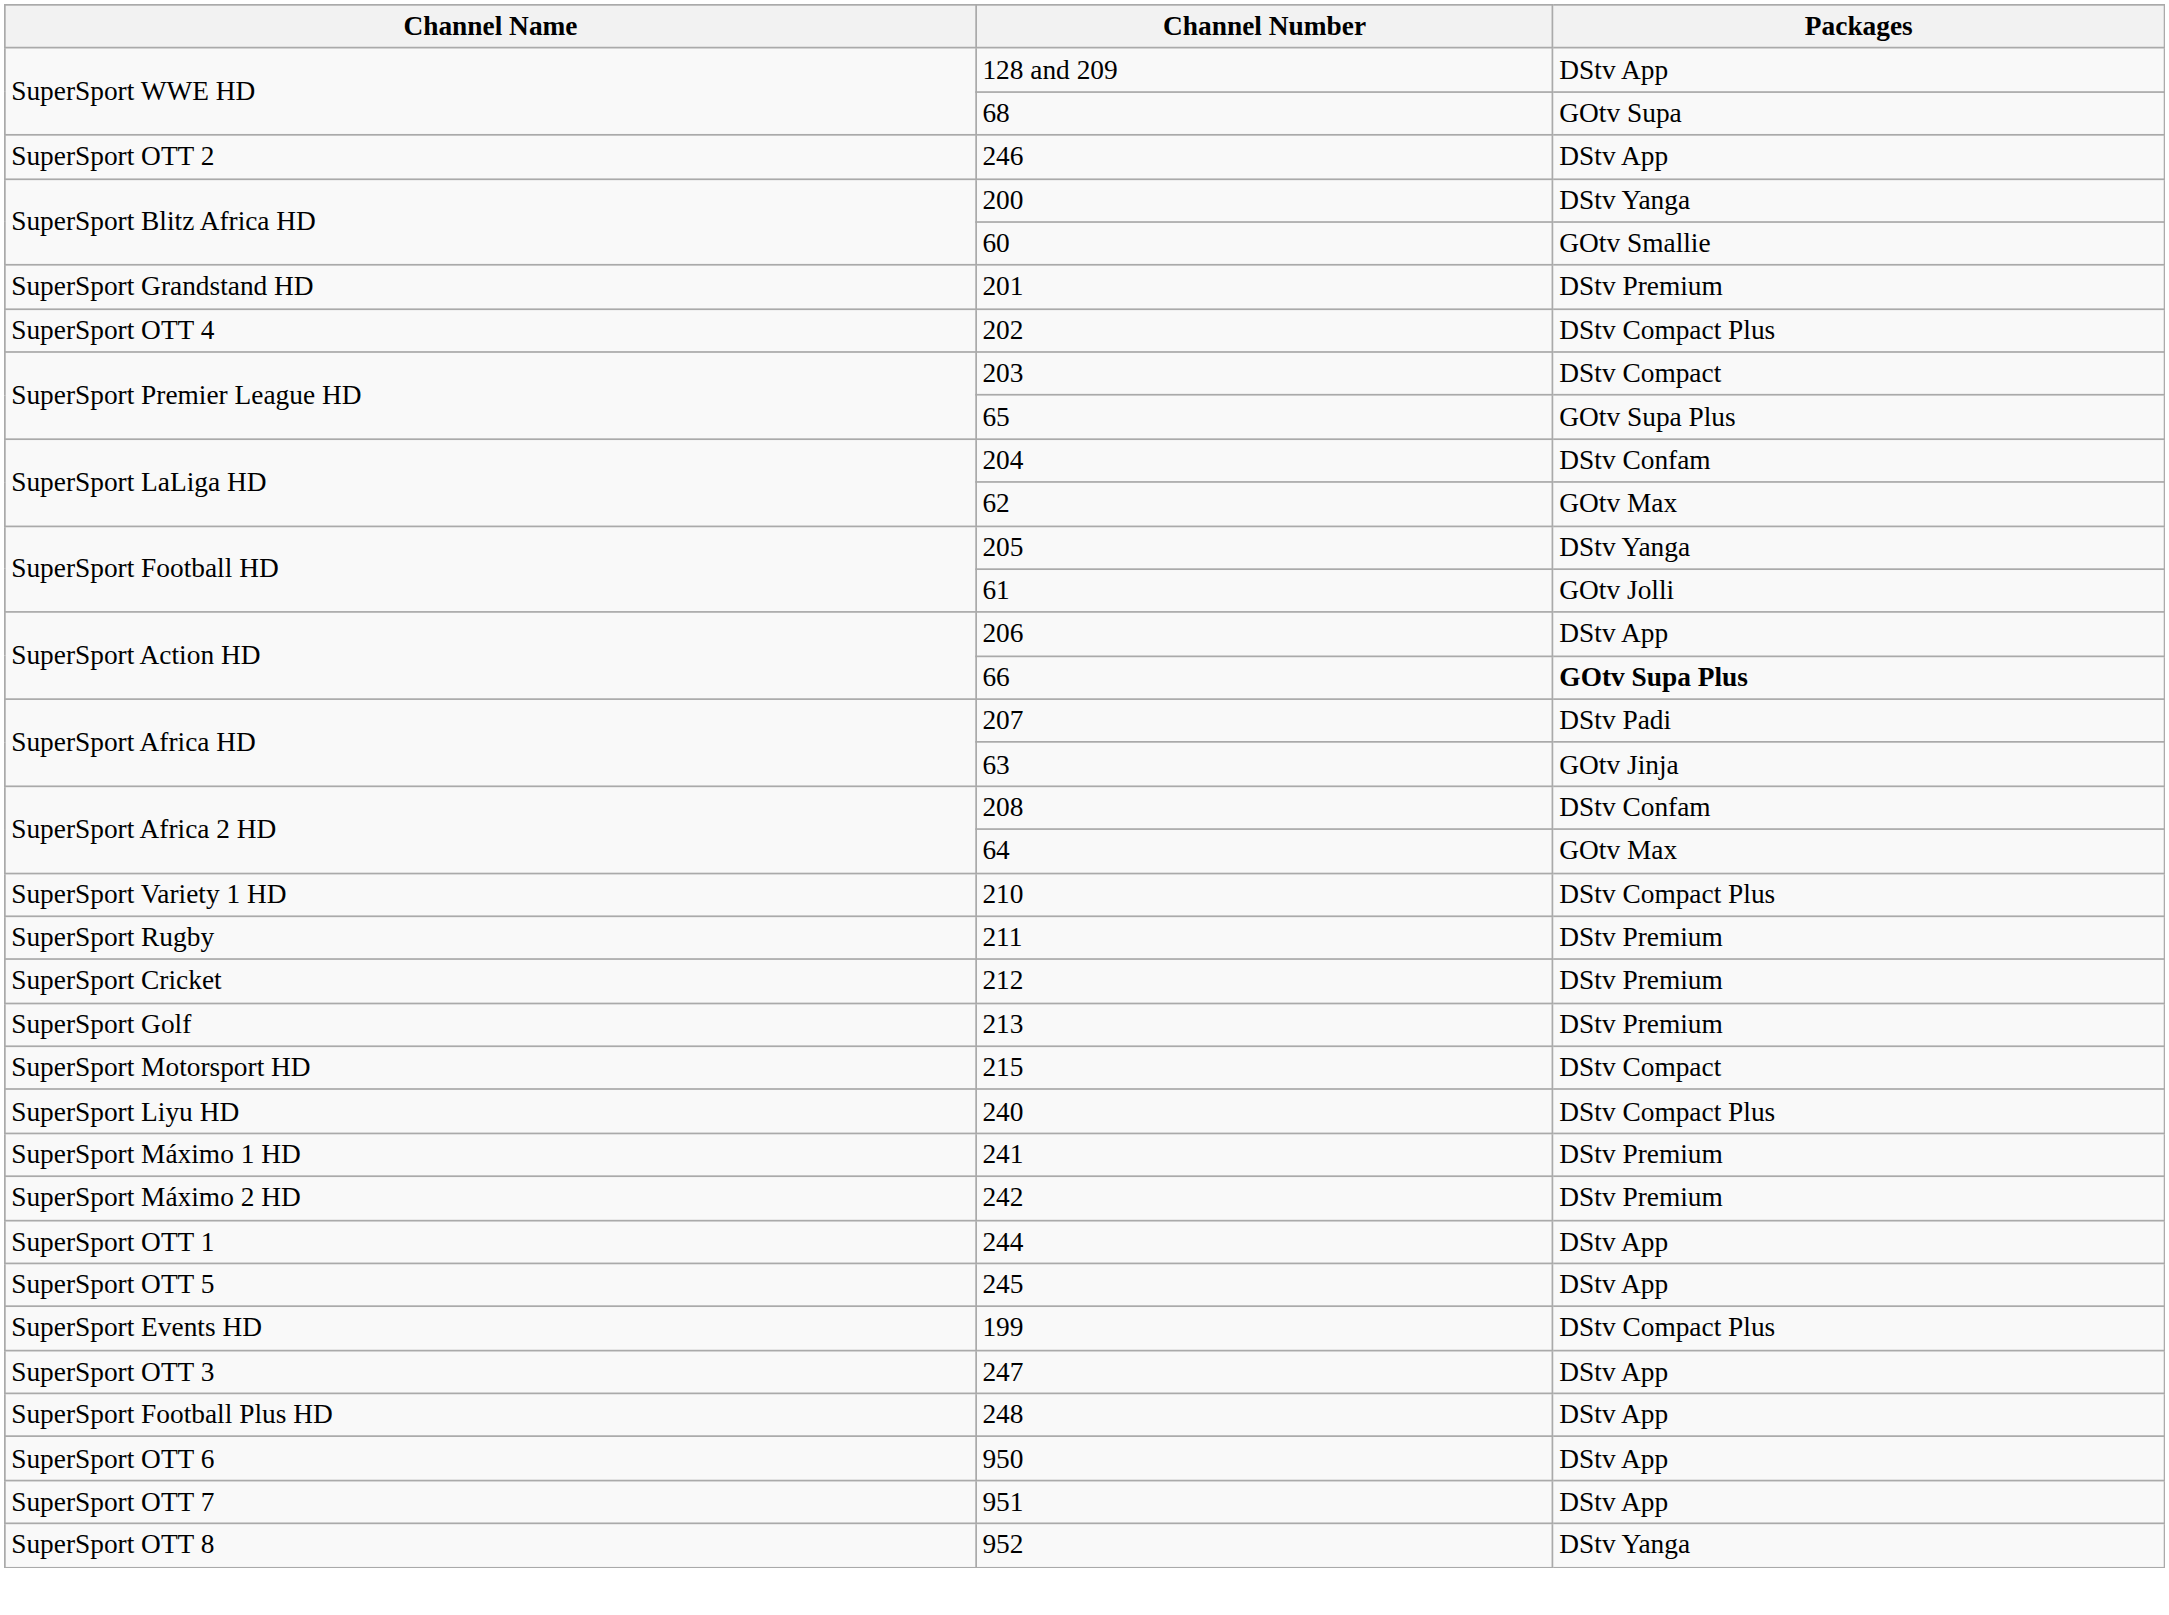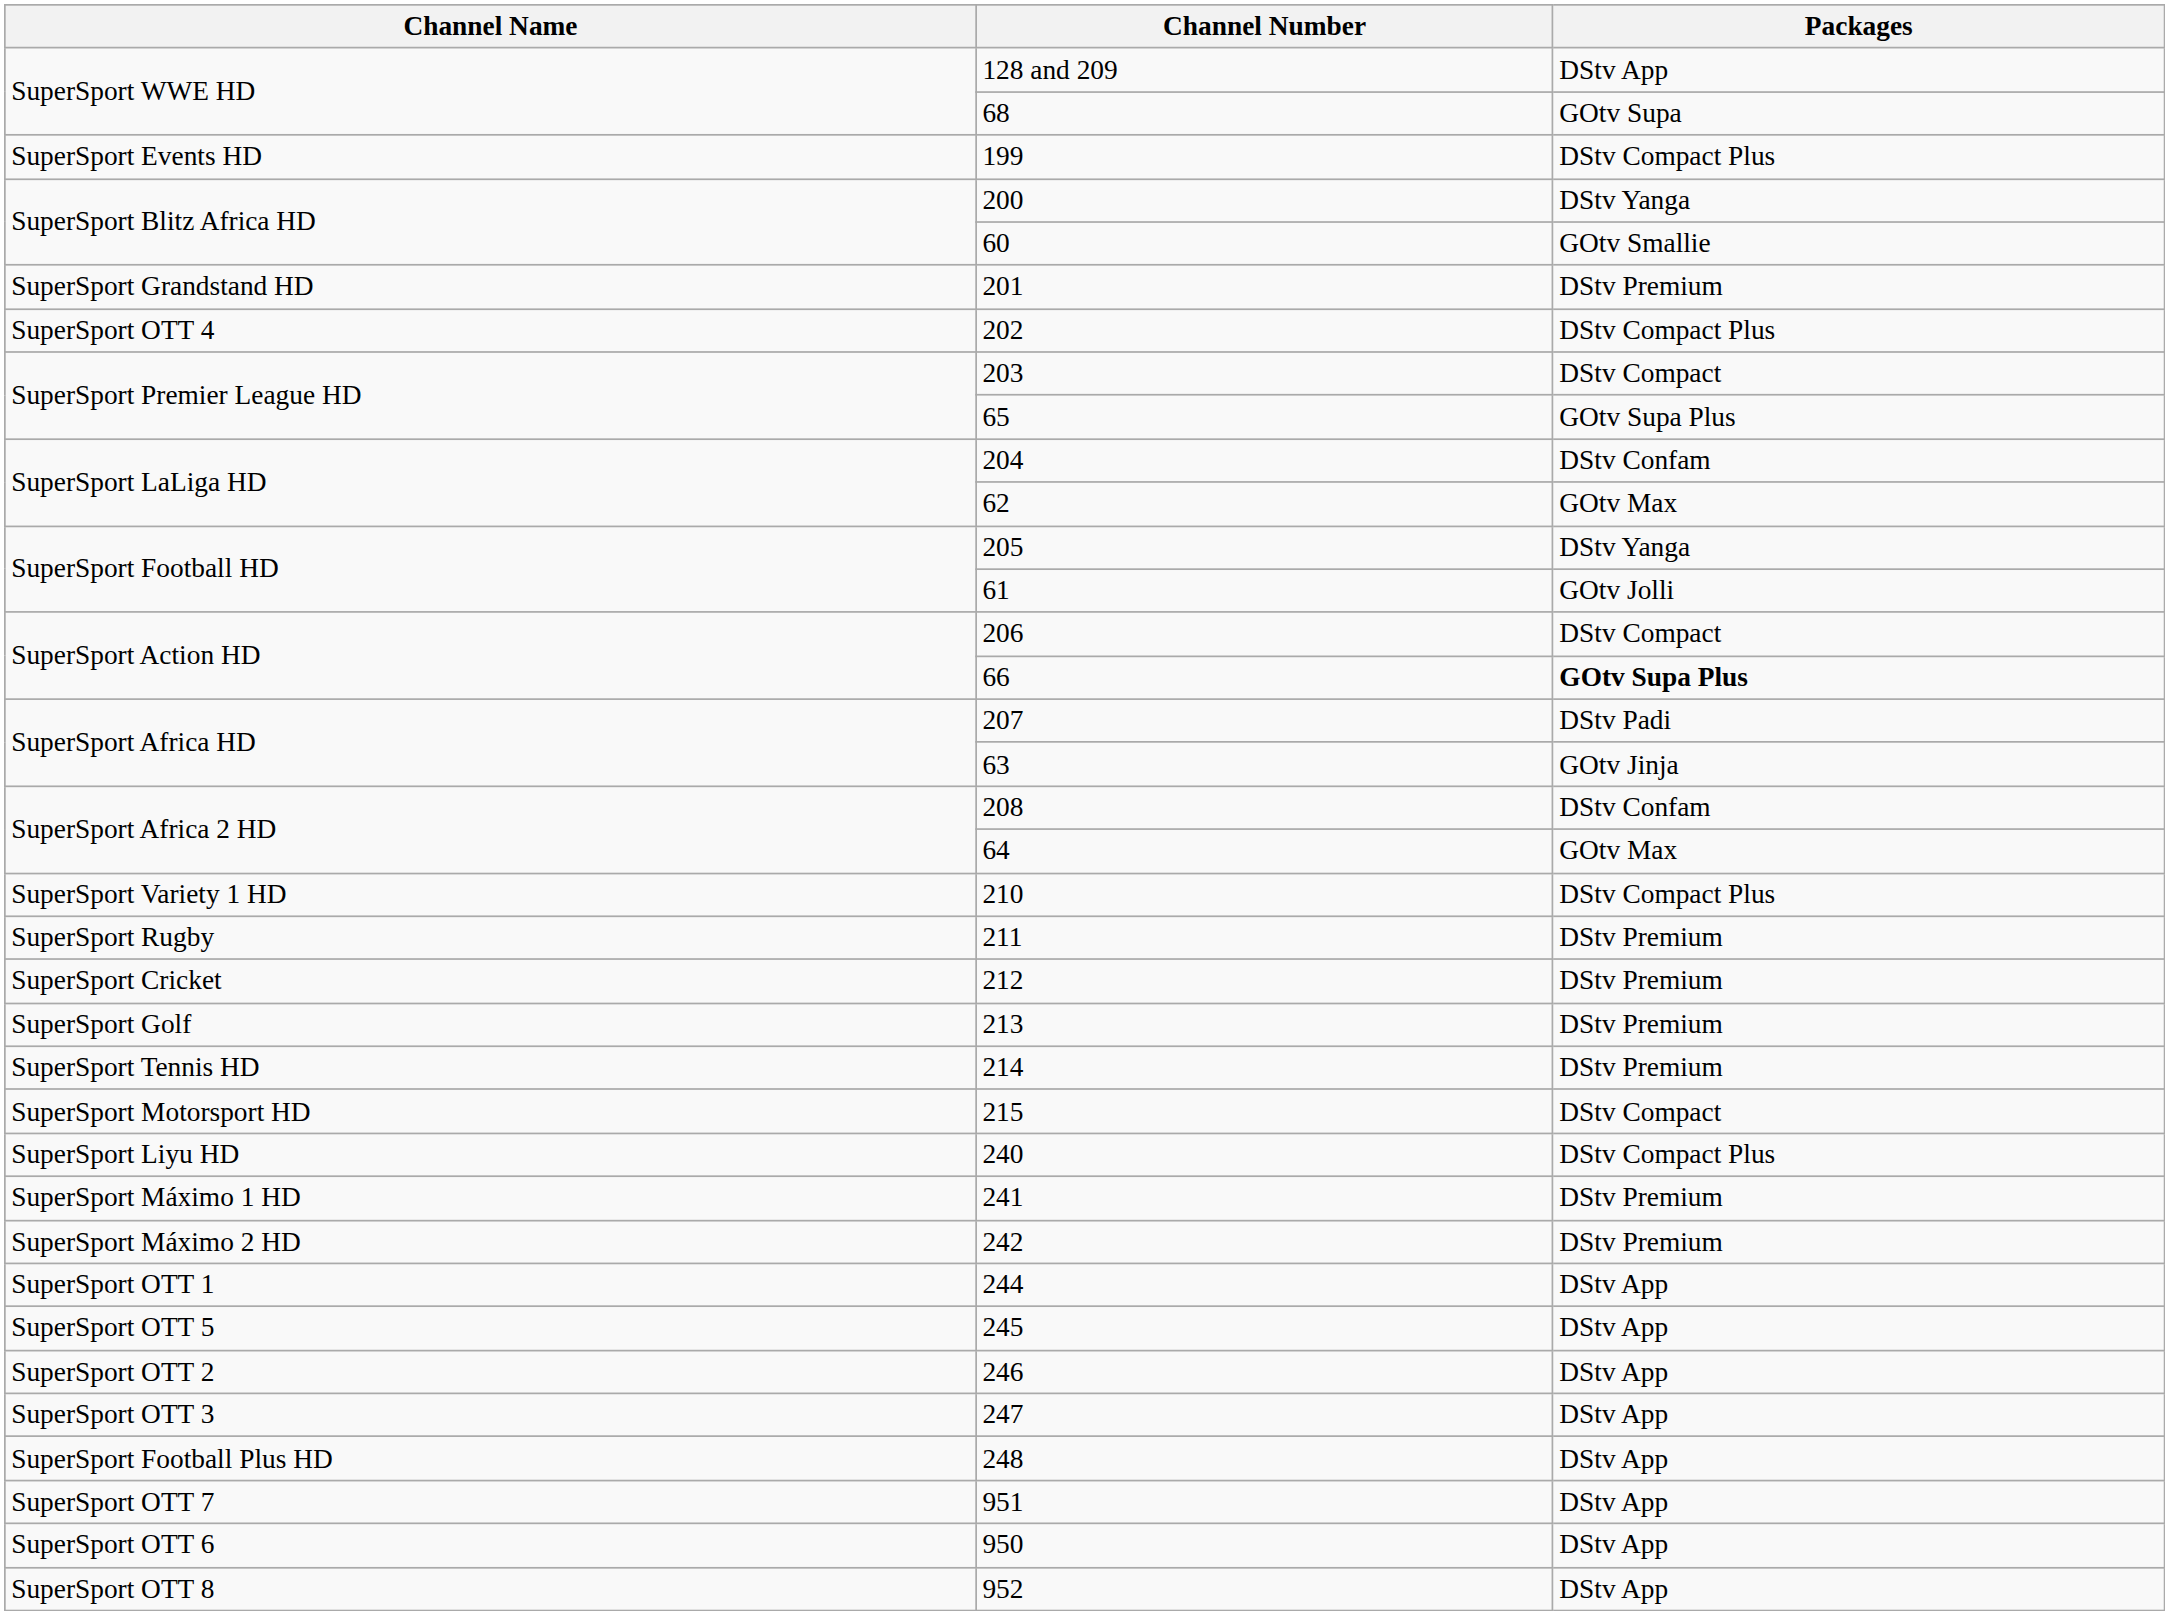rows swapped: (1003, 1327) <-> (1003, 156)
(1614, 633) DStv App -> (1640, 633) DStv Compact
+ row: (1003, 1067)
rows swapped: (1003, 1458) <-> (1003, 1501)
(1625, 1544) DStv Yanga -> (1614, 1588) DStv App
